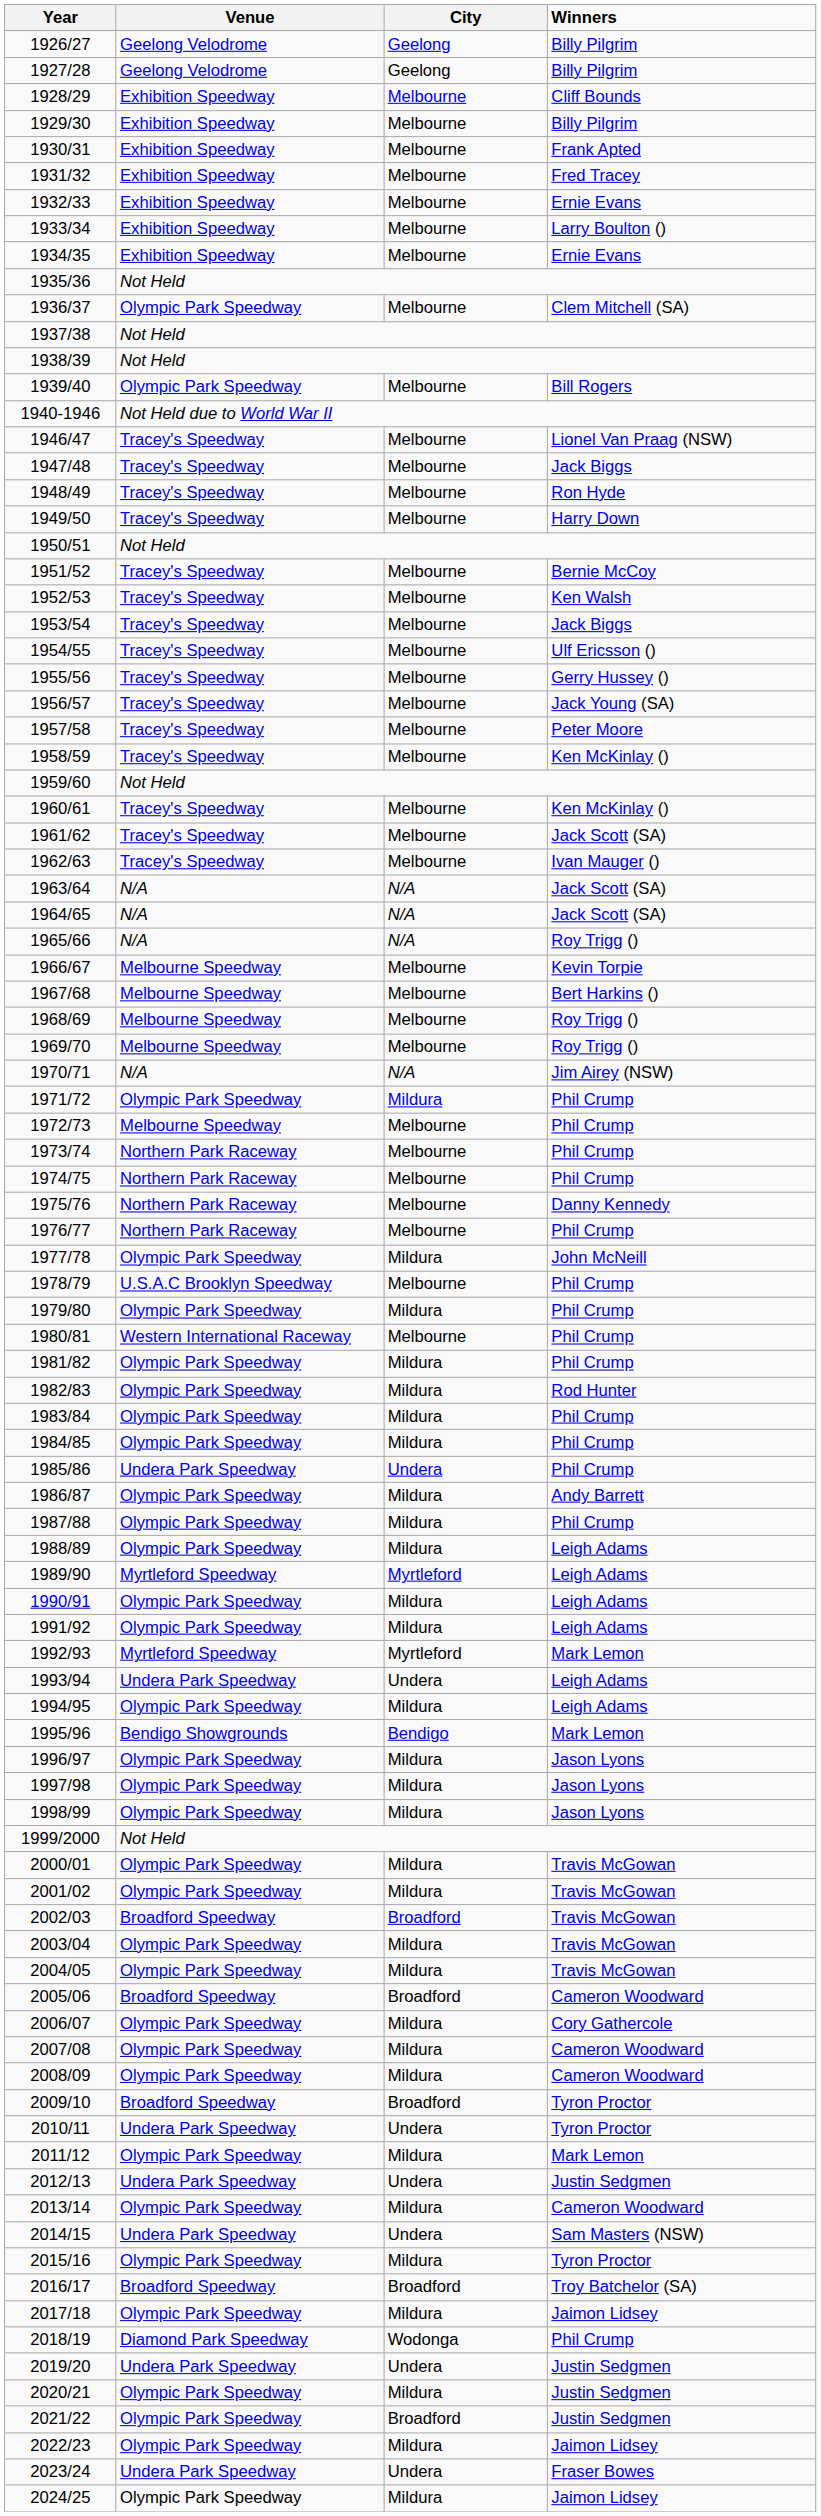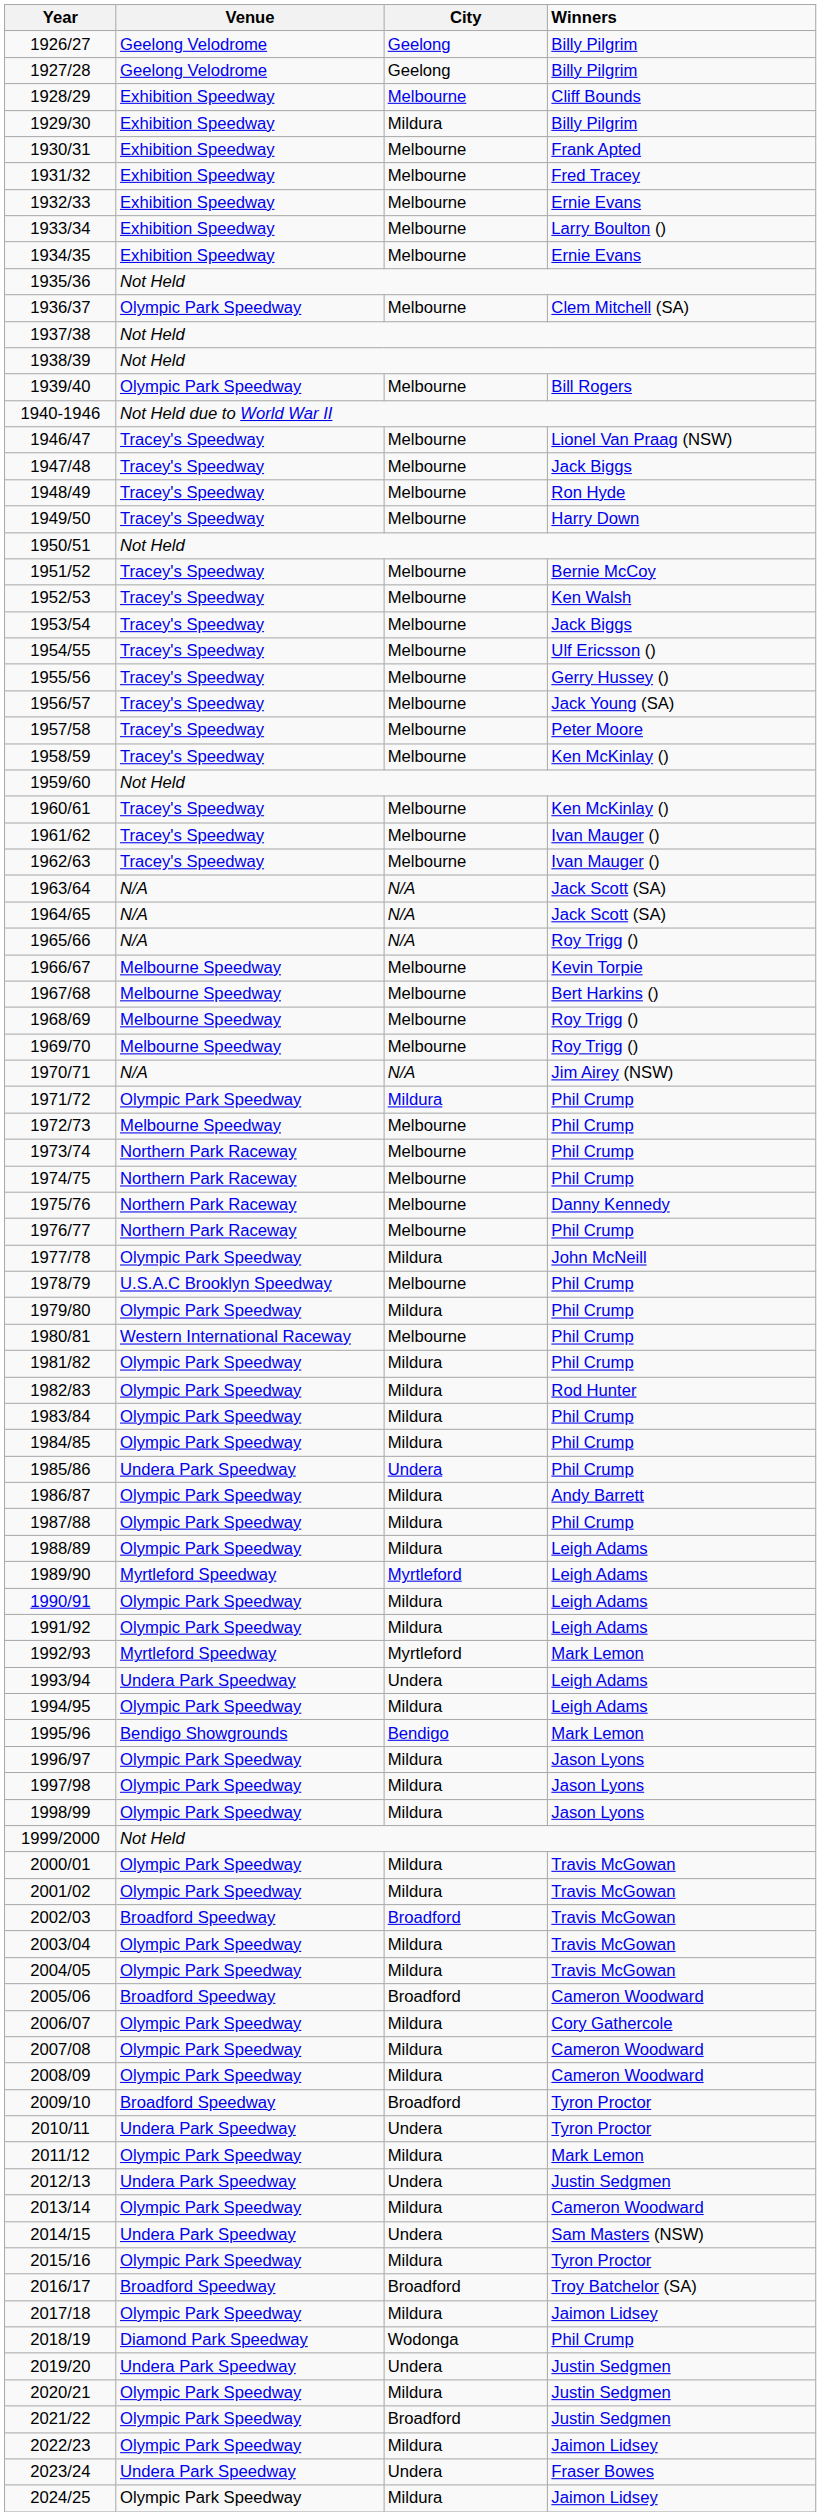(427, 123) Melbourne -> (415, 123) Mildura
(609, 835) Jack Scott (SA) -> (605, 835) Ivan Mauger ()
